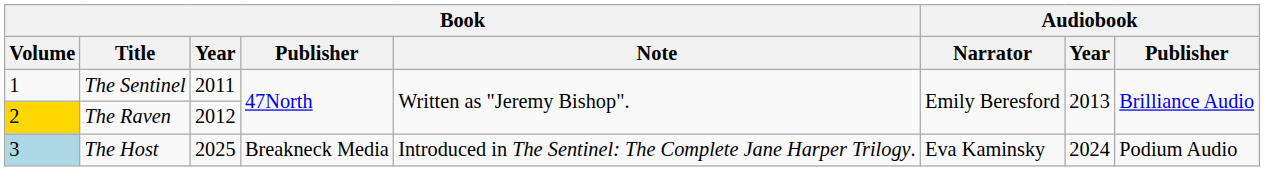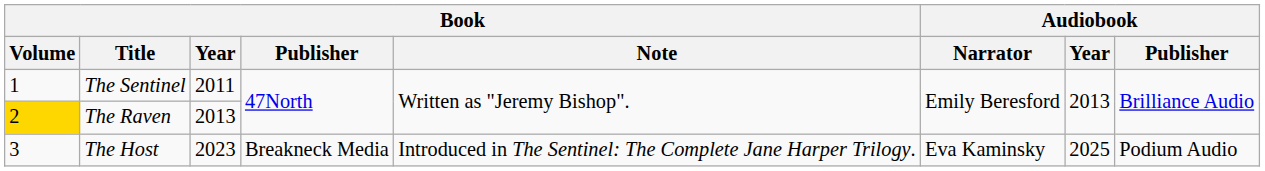(215, 117) 2012 -> (215, 117) 2013
(14, 149) lightblue background -> (14, 149) no background
(215, 149) 2025 -> (215, 149) 2023
(1090, 149) 2024 -> (1090, 149) 2025
